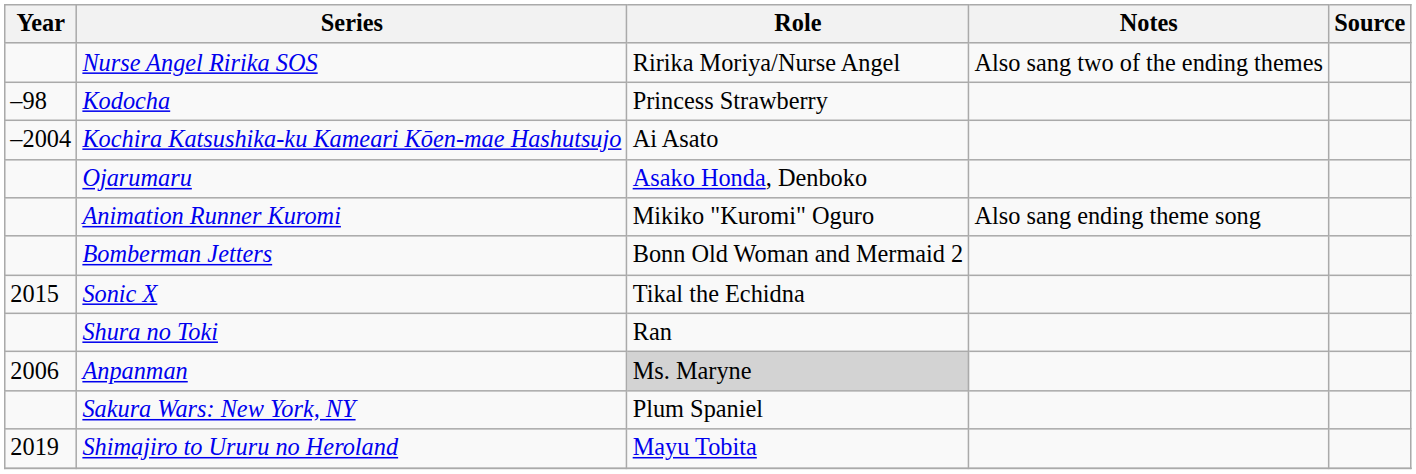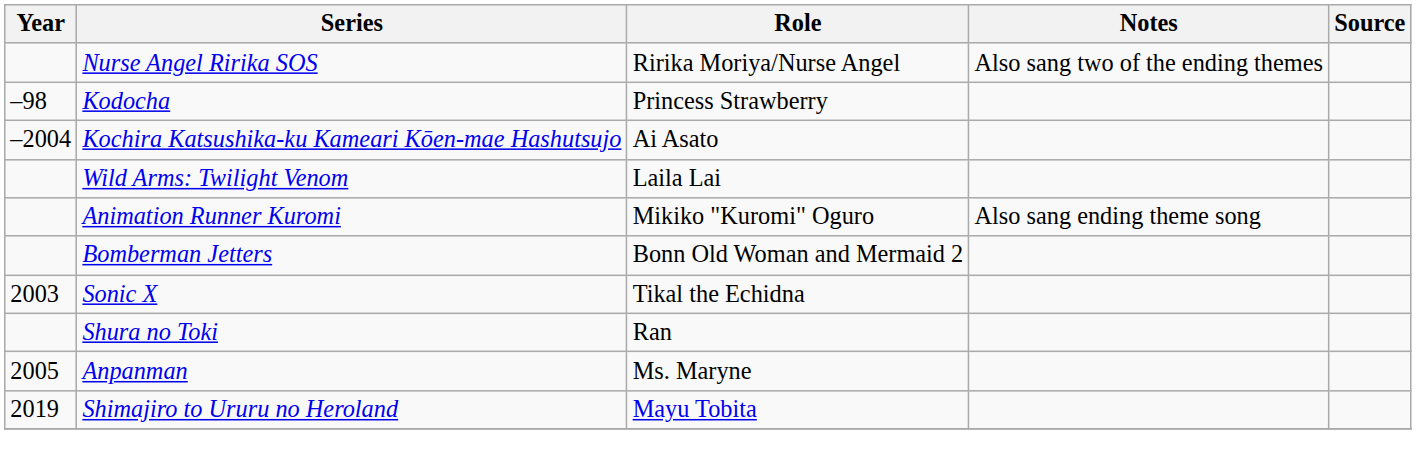- row: (137, 178)
+ row: (215, 178)
(35, 293) 2015 -> (35, 293) 2003
(35, 370) 2006 -> (35, 370) 2005
(692, 370) lightgrey background -> (692, 370) no background
- row: (219, 409)
